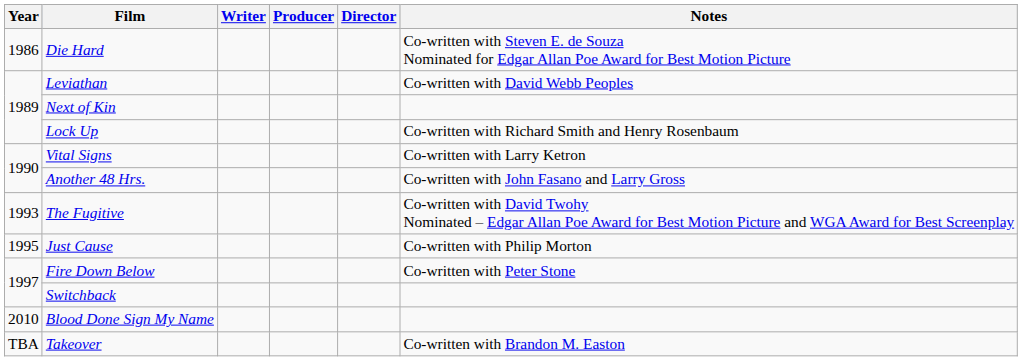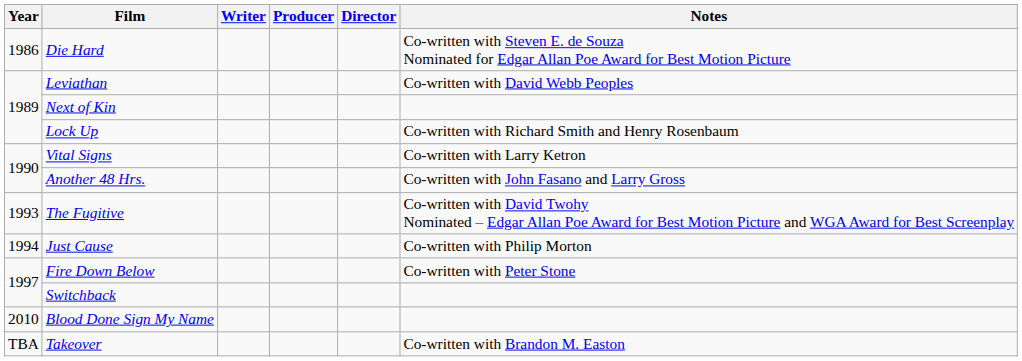(23, 246) 1995 -> (23, 246) 1994
